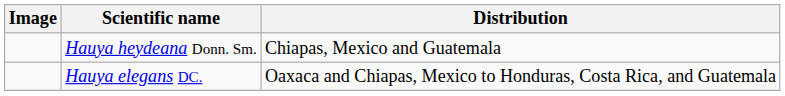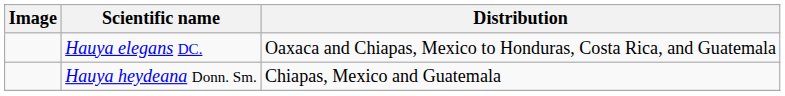rows swapped: (134, 76) <-> (161, 47)
